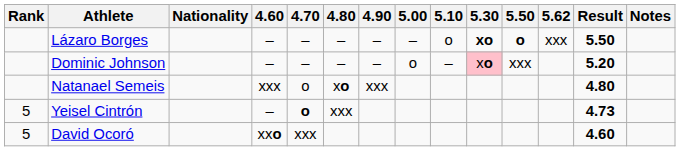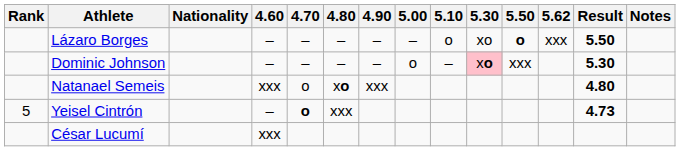(484, 39) bold -> (484, 39) normal
(600, 63) 5.20 -> (600, 63) 5.30
- row: (92, 134)
+ row: (97, 134)
